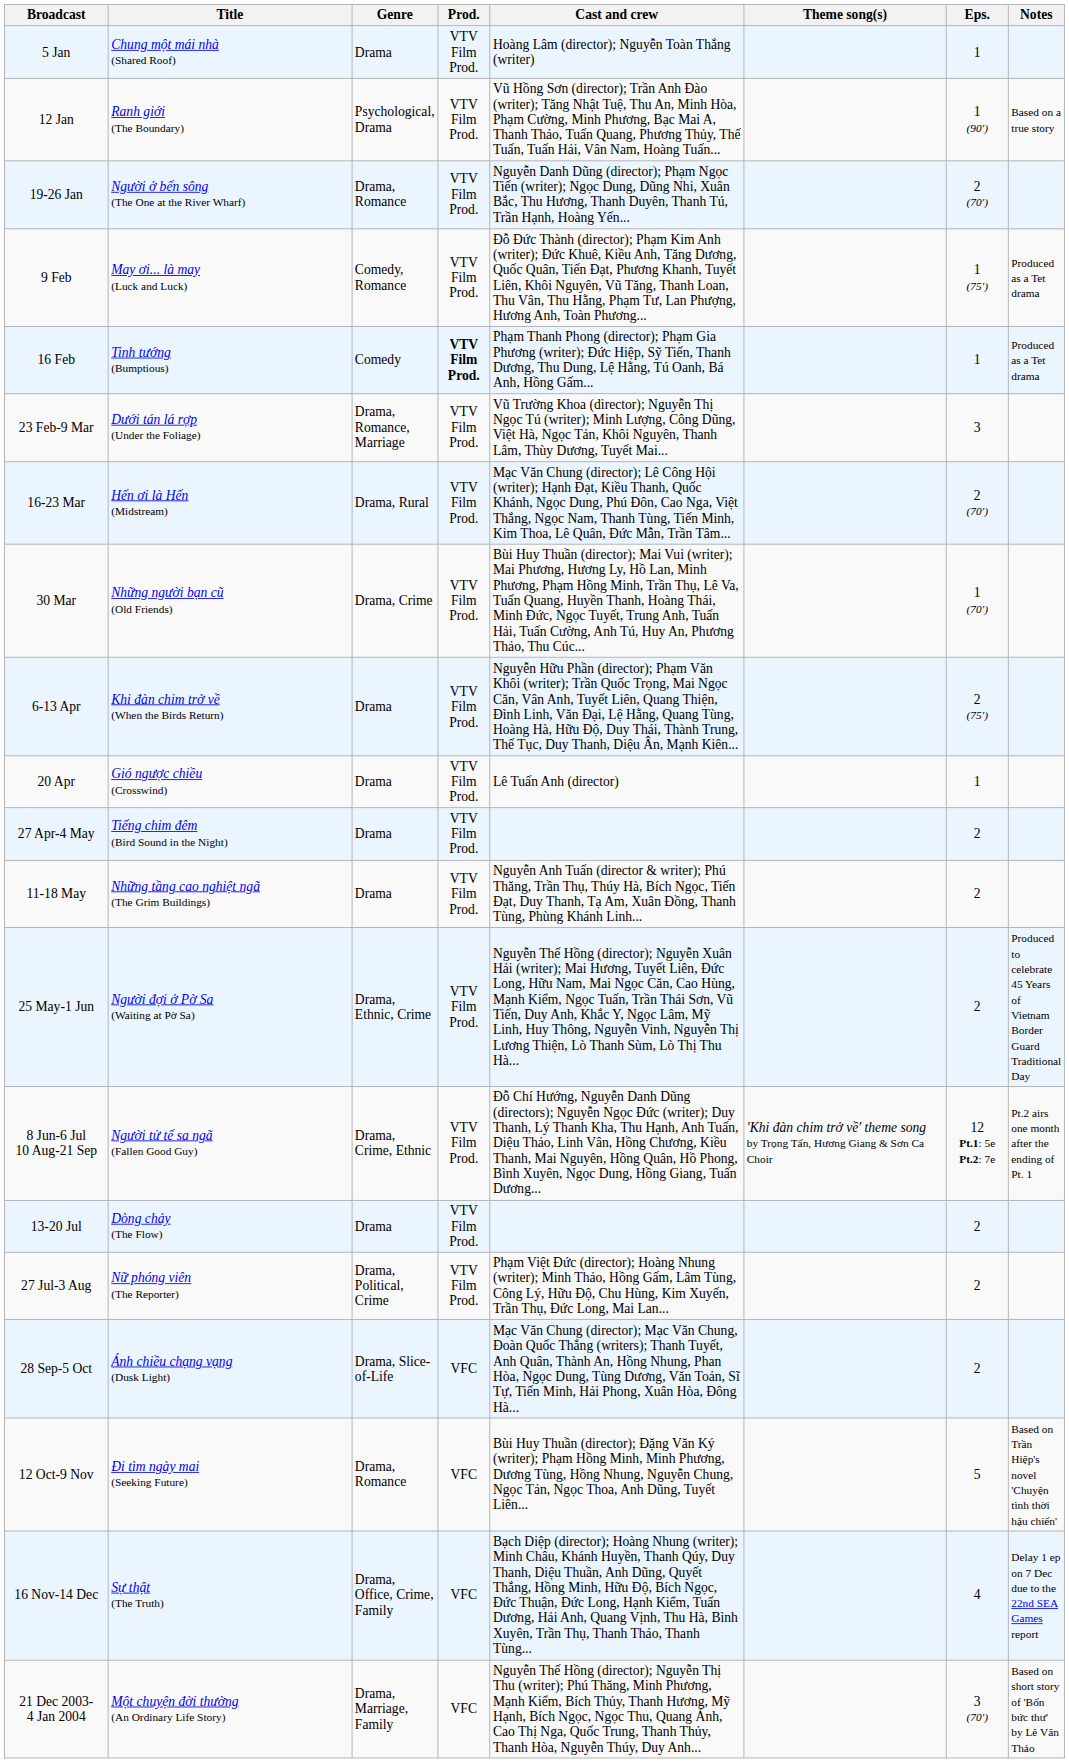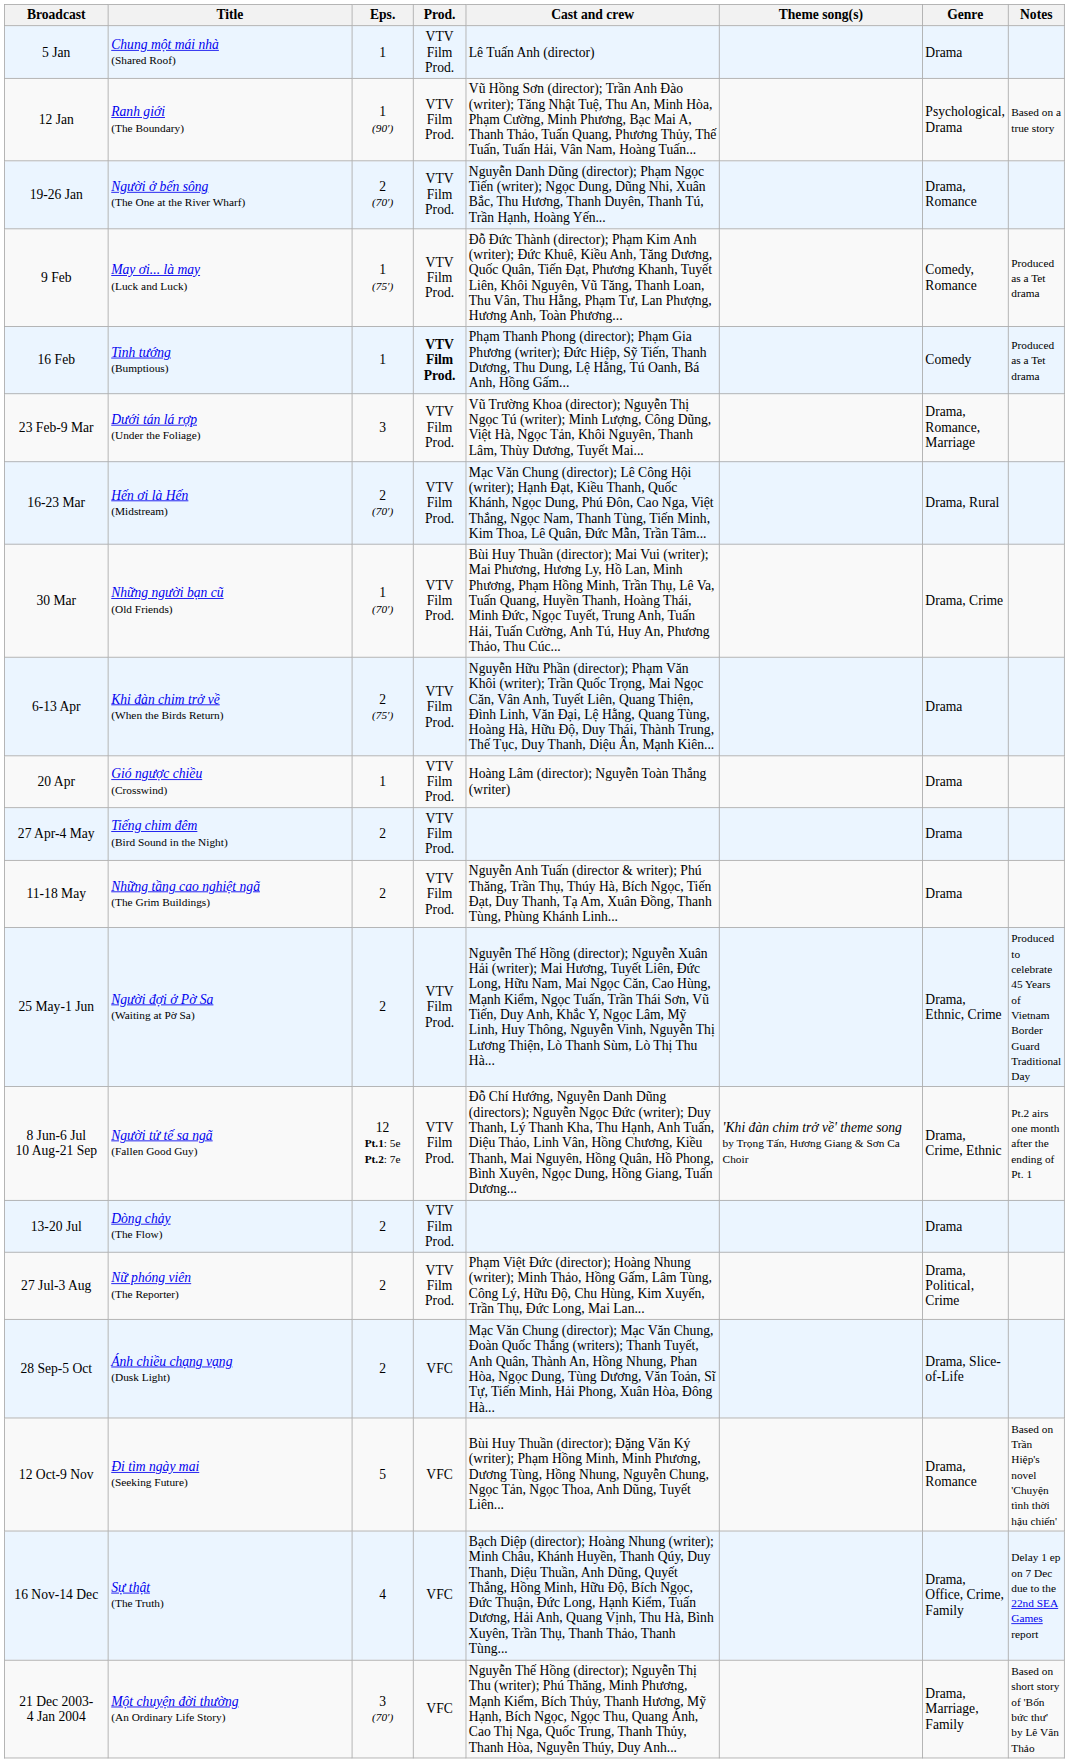columns swapped: (977, 15) <-> (395, 15)
(612, 52) Hoàng Lâm (director); Nguyễn Toàn Thắng (writer) -> (532, 52) Lê Tuấn Anh (director)
(556, 781) Lê Tuấn Anh (director) -> (588, 781) Hoàng Lâm (director); Nguyễn Toàn Thắng (writer)
